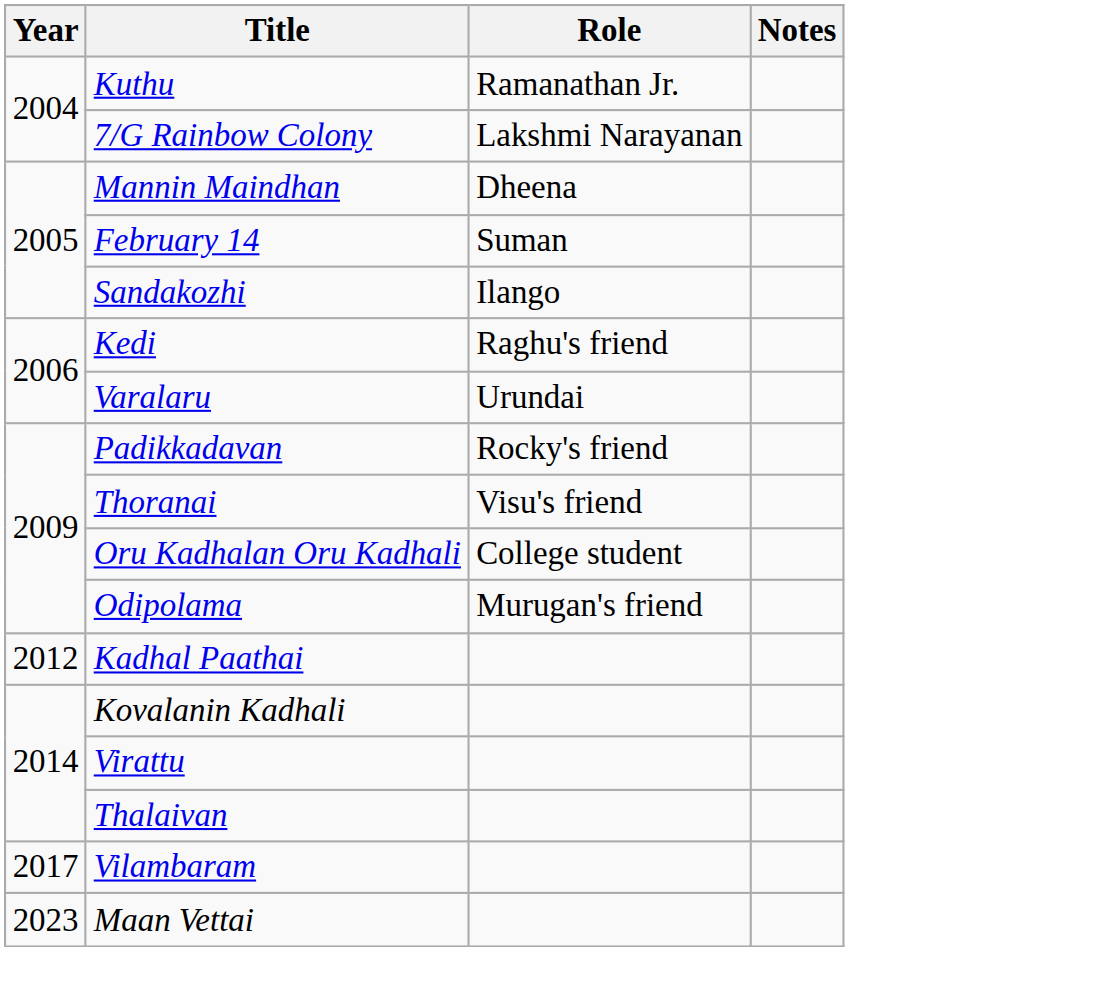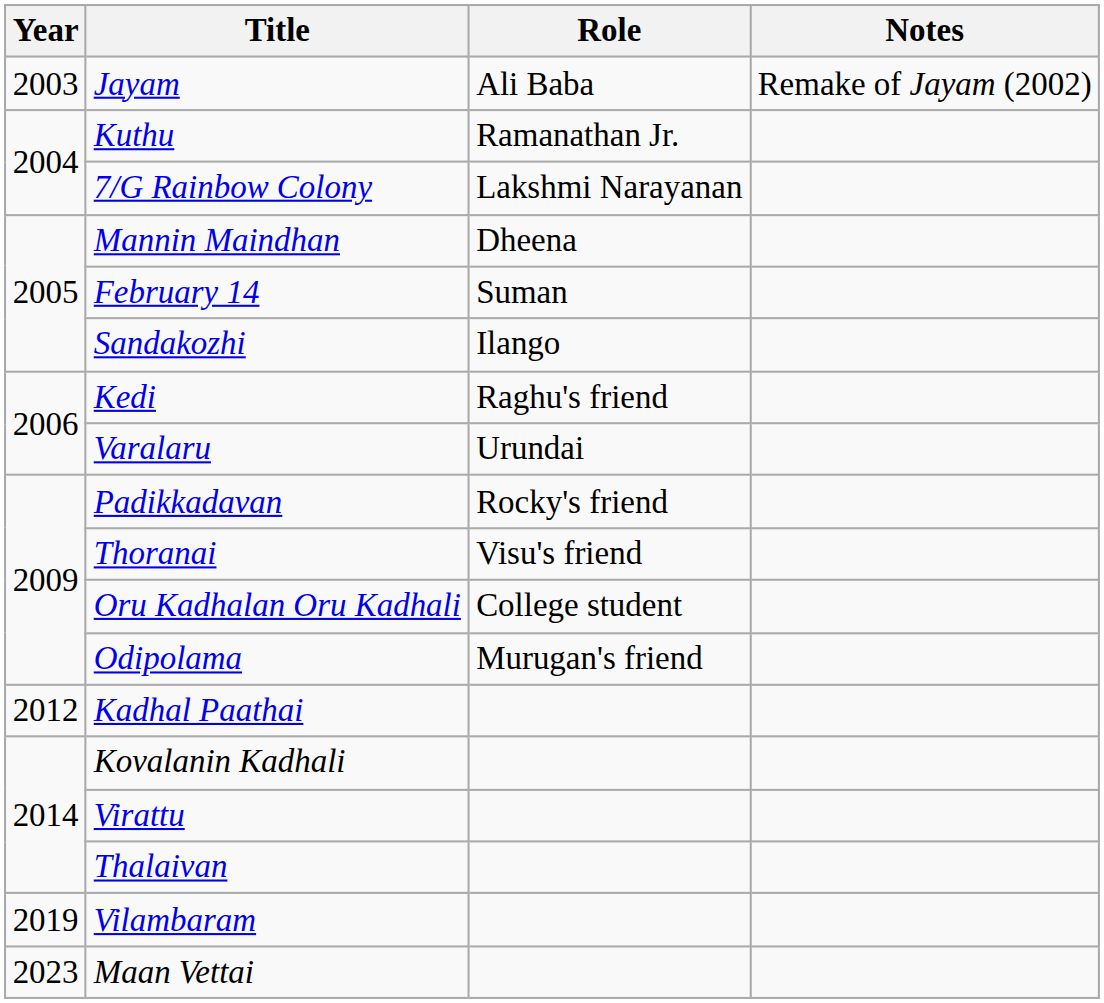+ row: (137, 82)
(46, 866) 2017 -> (46, 919) 2019
